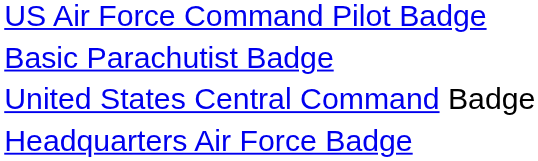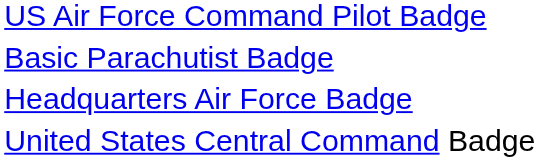rows swapped: (270, 99) <-> (208, 140)
